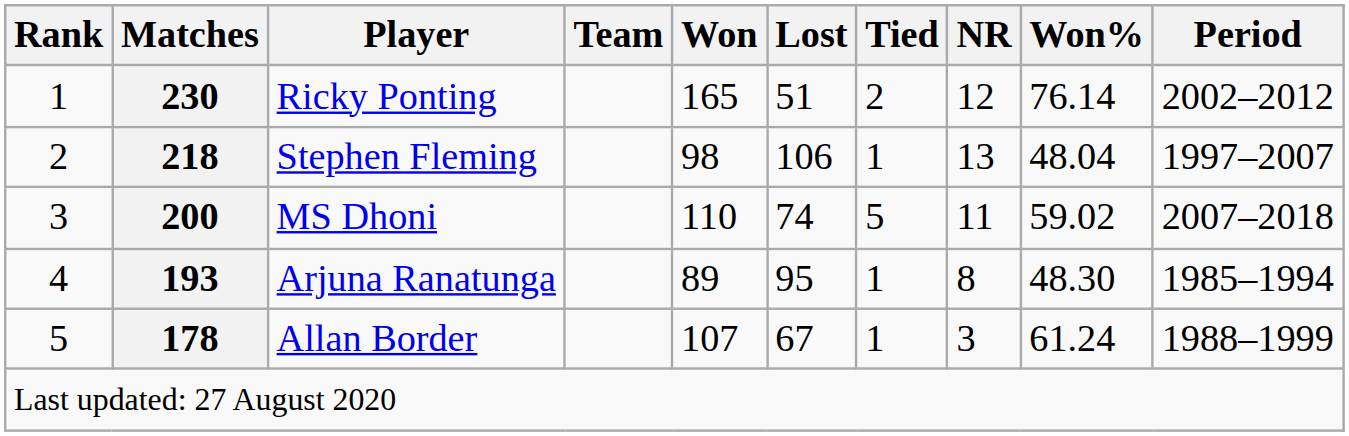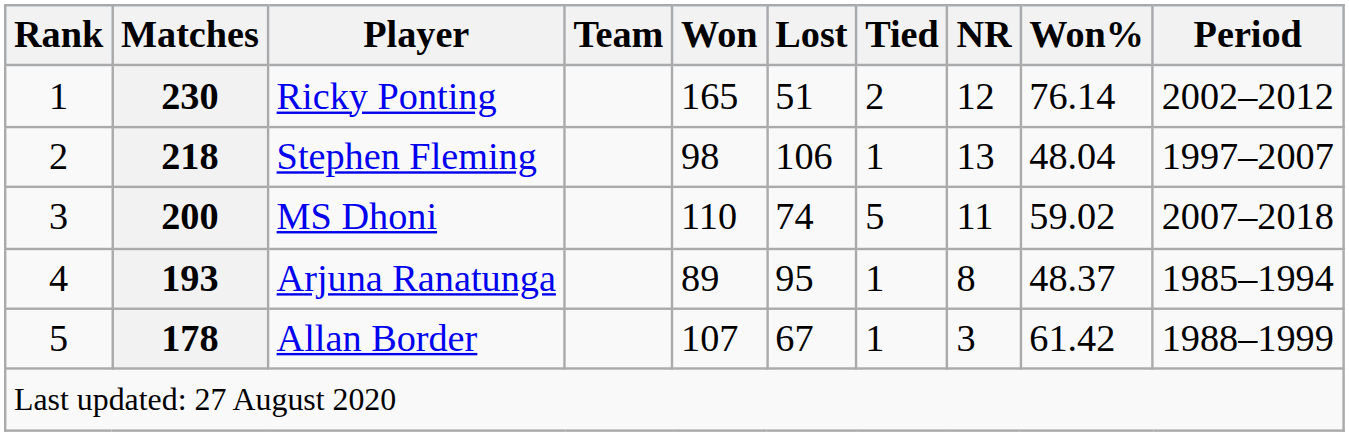(1072, 277) 48.30 -> (1072, 277) 48.37
(1072, 338) 61.24 -> (1072, 338) 61.42
